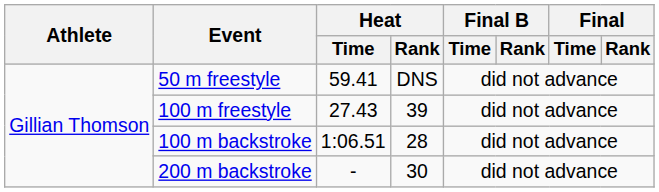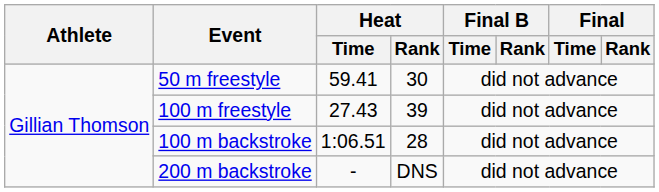(417, 80) DNS -> (417, 80) 30
(417, 172) 30 -> (417, 172) DNS
